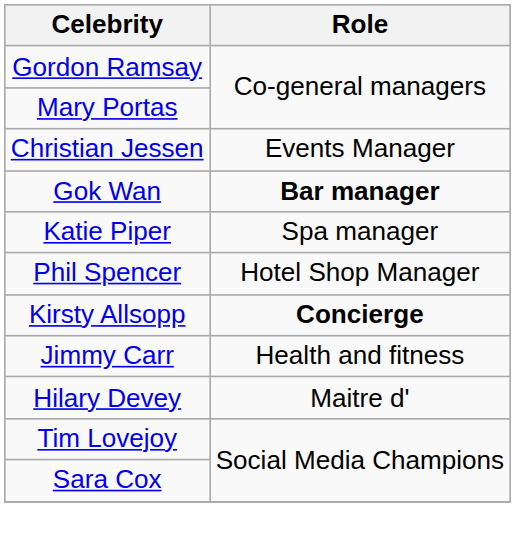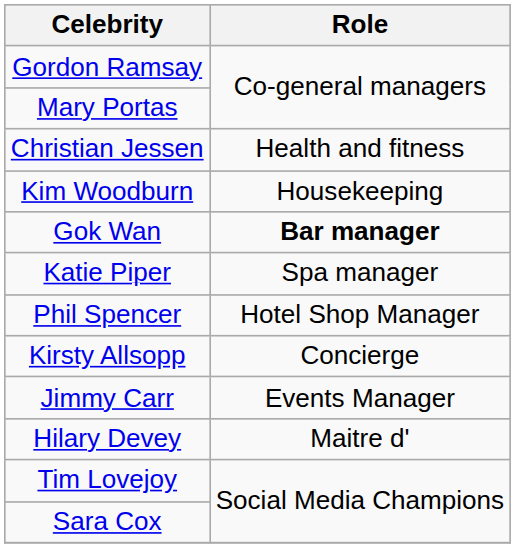(360, 149) Events Manager -> (360, 149) Health and fitness
+ row: (107, 190)
(360, 314) bold -> (360, 356) normal
(360, 356) Health and fitness -> (360, 397) Events Manager
